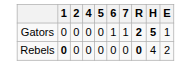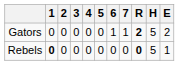+ column: (76, 13)
(153, 32) bold -> (153, 32) normal
(167, 32) 1 -> (167, 32) 2
(153, 51) 4 -> (153, 51) 5
(167, 51) 2 -> (167, 51) 1
